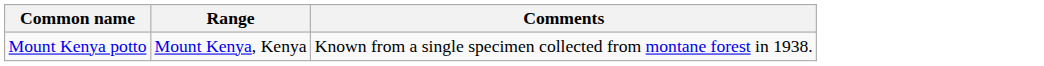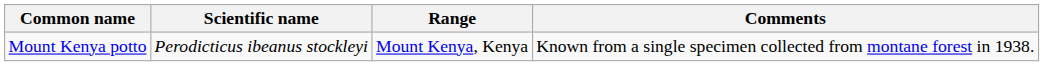+ column: (261, 18)
